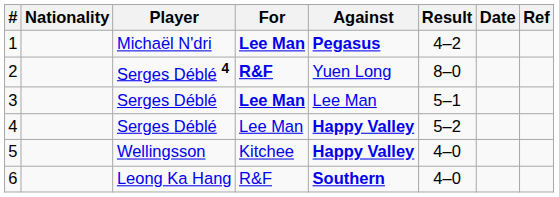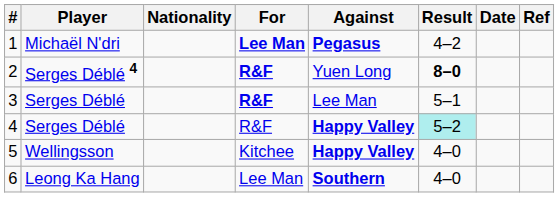columns swapped: (174, 17) <-> (67, 17)
(447, 72) normal -> (447, 72) bold
(272, 100) Lee Man -> (256, 100) R&F
(271, 126) Lee Man -> (256, 126) R&F
(447, 126) no background -> (447, 126) paleturquoise background
(256, 178) R&F -> (271, 178) Lee Man
